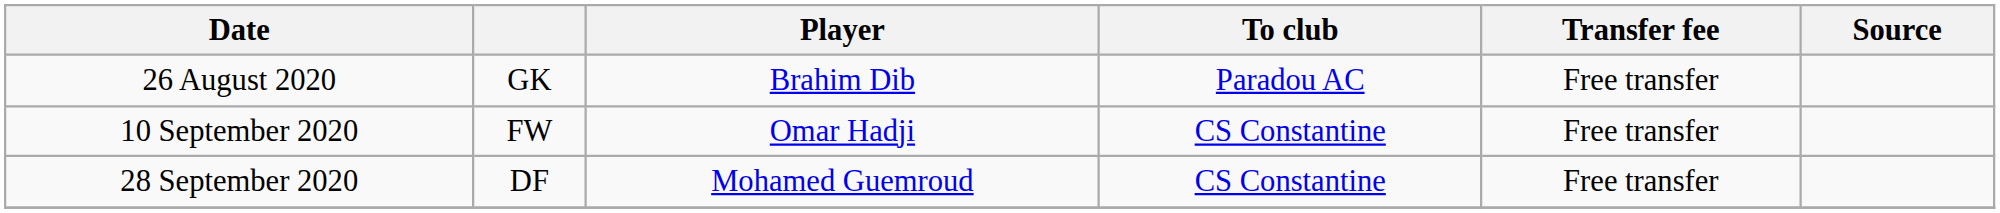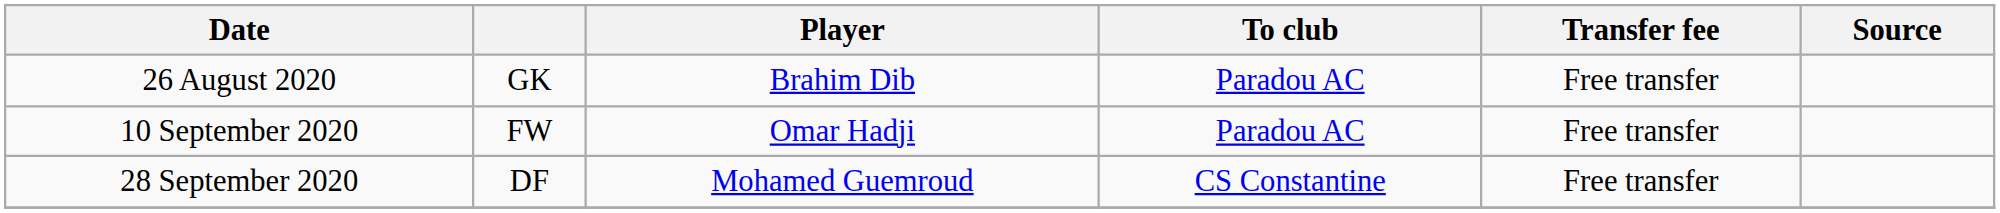(1290, 130) CS Constantine -> (1290, 130) Paradou AC
